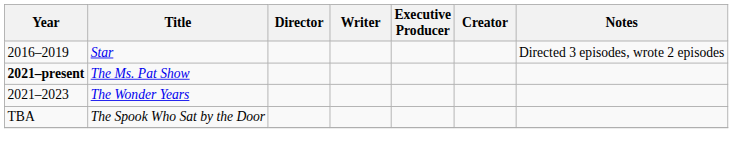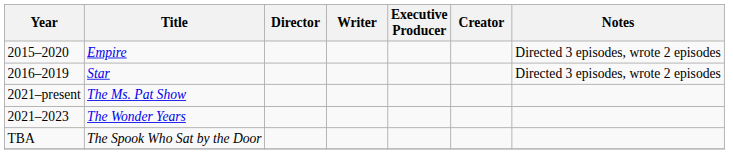+ row: (107, 52)
(46, 73) bold -> (44, 95) normal
